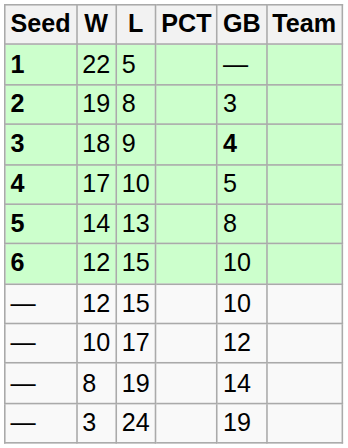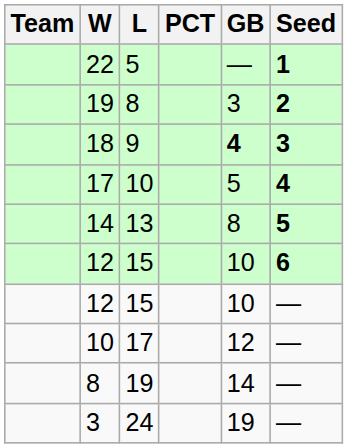columns swapped: (304, 24) <-> (41, 24)
